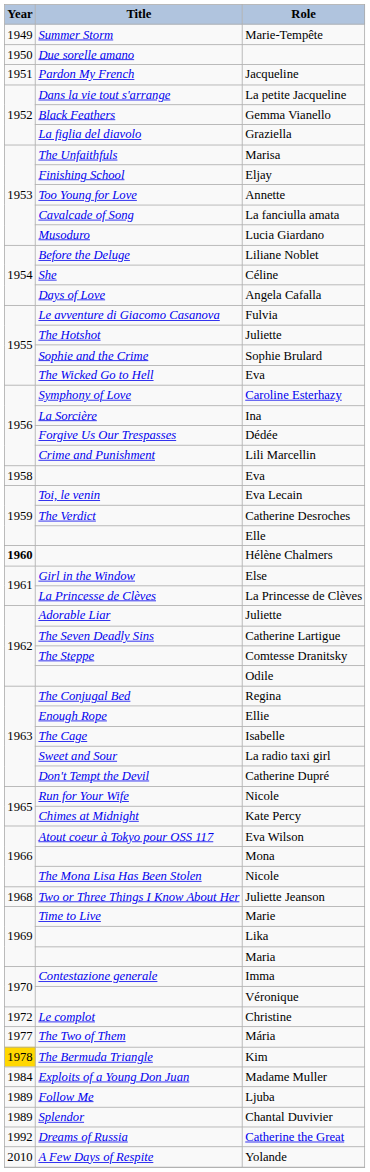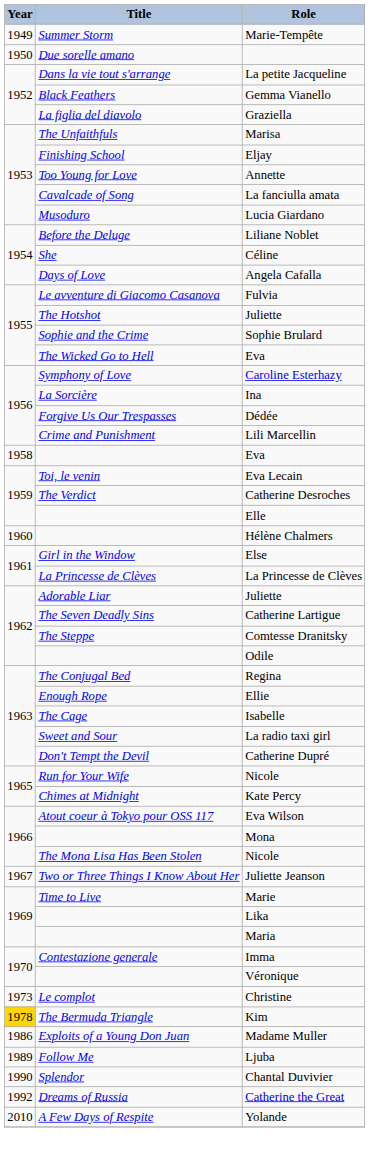- row: (86, 74)
(20, 555) bold -> (20, 535) normal
(20, 896) 1968 -> (20, 876) 1967
(20, 1016) 1972 -> (20, 996) 1973
- row: (82, 1036)
(20, 1076) 1984 -> (20, 1036) 1986
(20, 1117) 1989 -> (20, 1076) 1990
